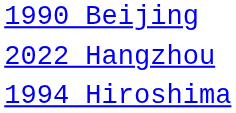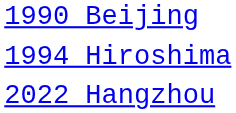rows swapped: (118, 96) <-> (110, 56)
